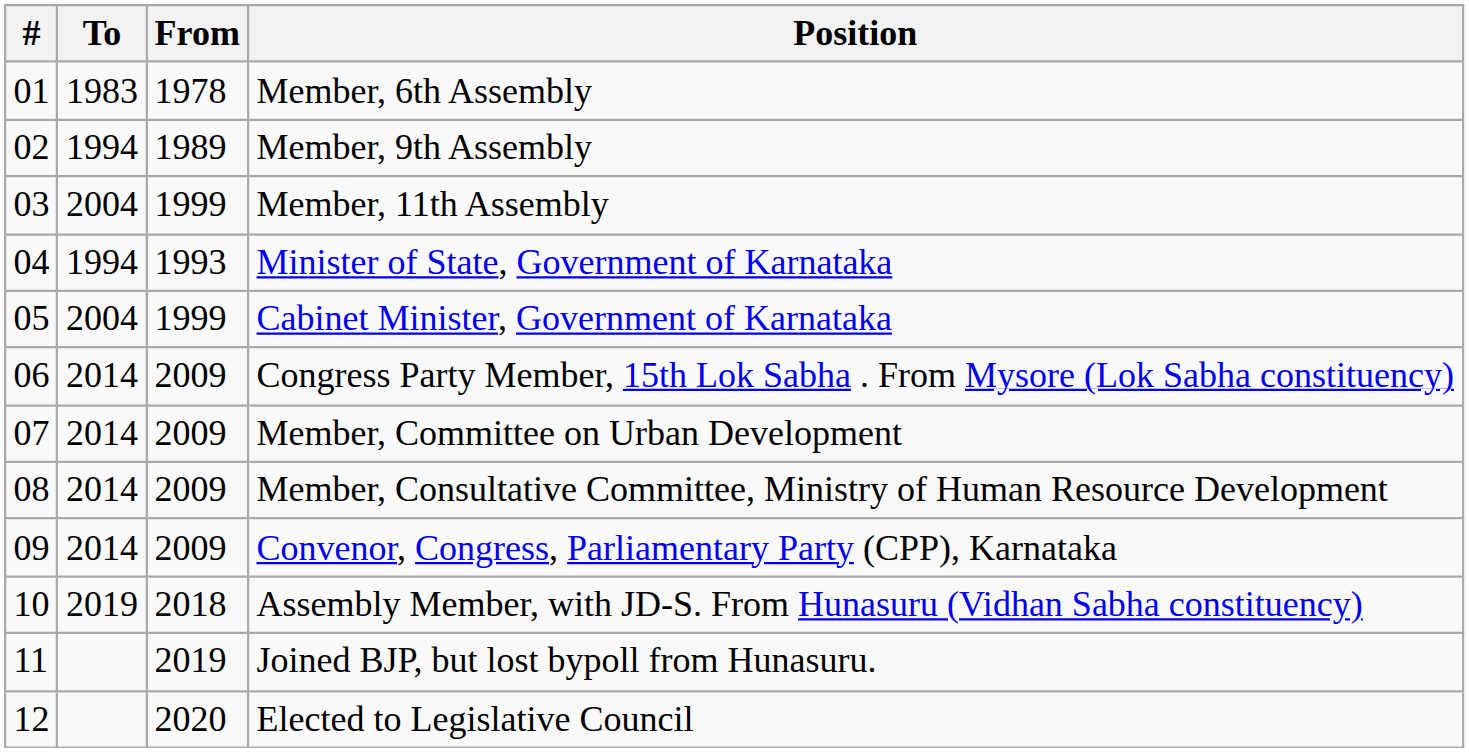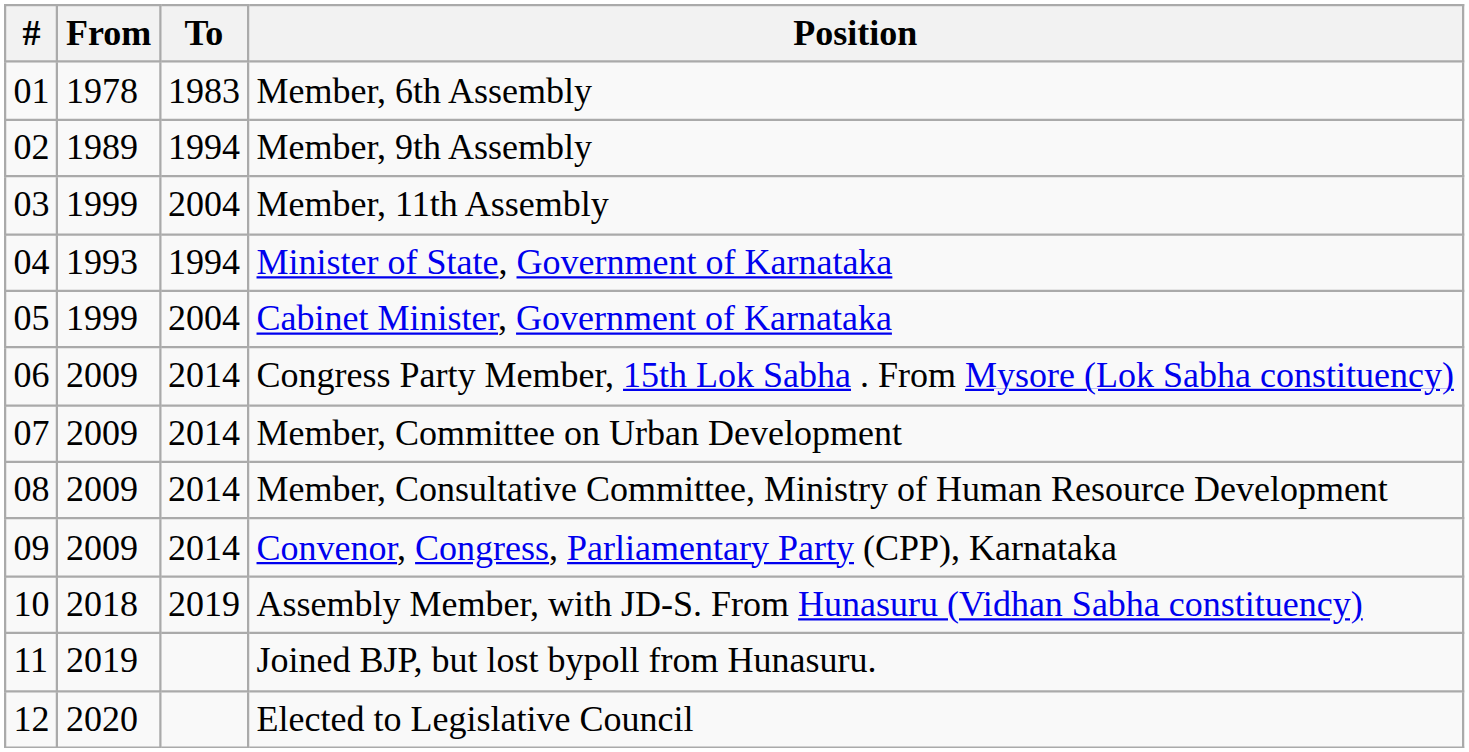columns swapped: (197, 33) <-> (102, 33)
